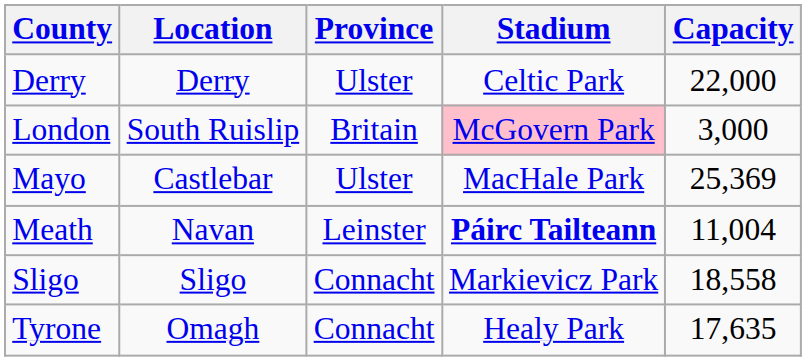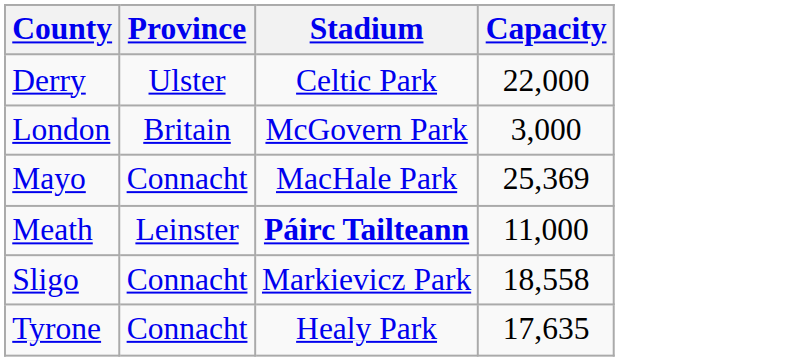- column: (213, 29)
(554, 129) pink background -> (367, 129) no background
(374, 179) Ulster -> (187, 179) Connacht
(733, 229) 11,004 -> (546, 229) 11,000
